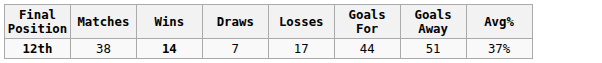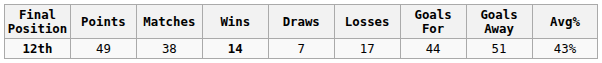+ column: (103, 22)
(499, 49) 37% -> (565, 49) 43%
